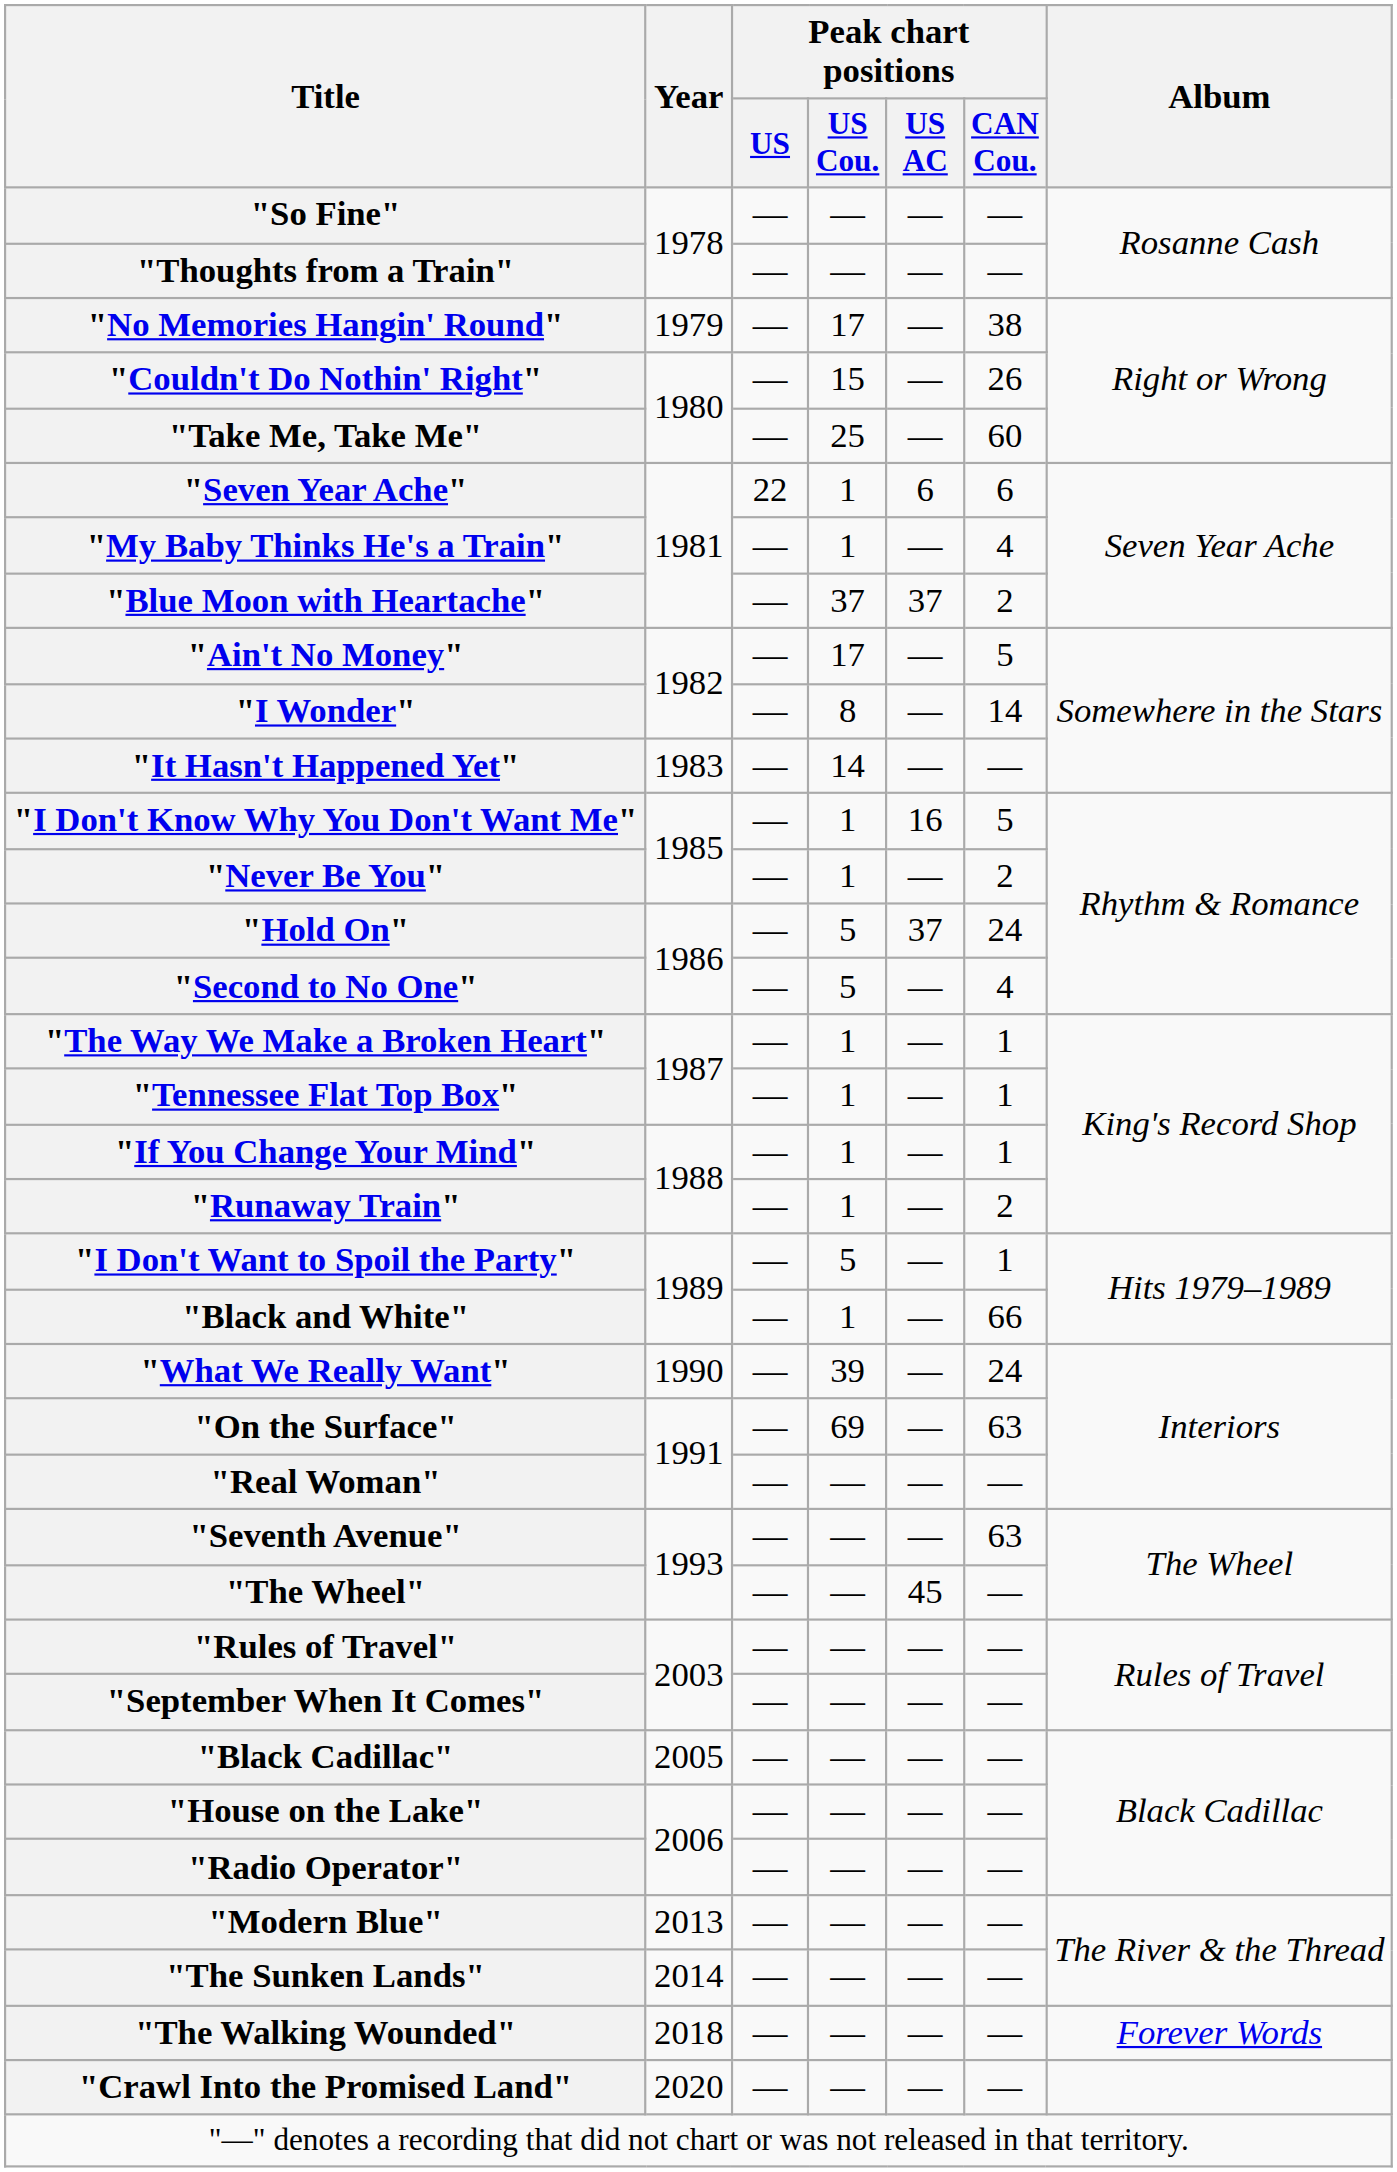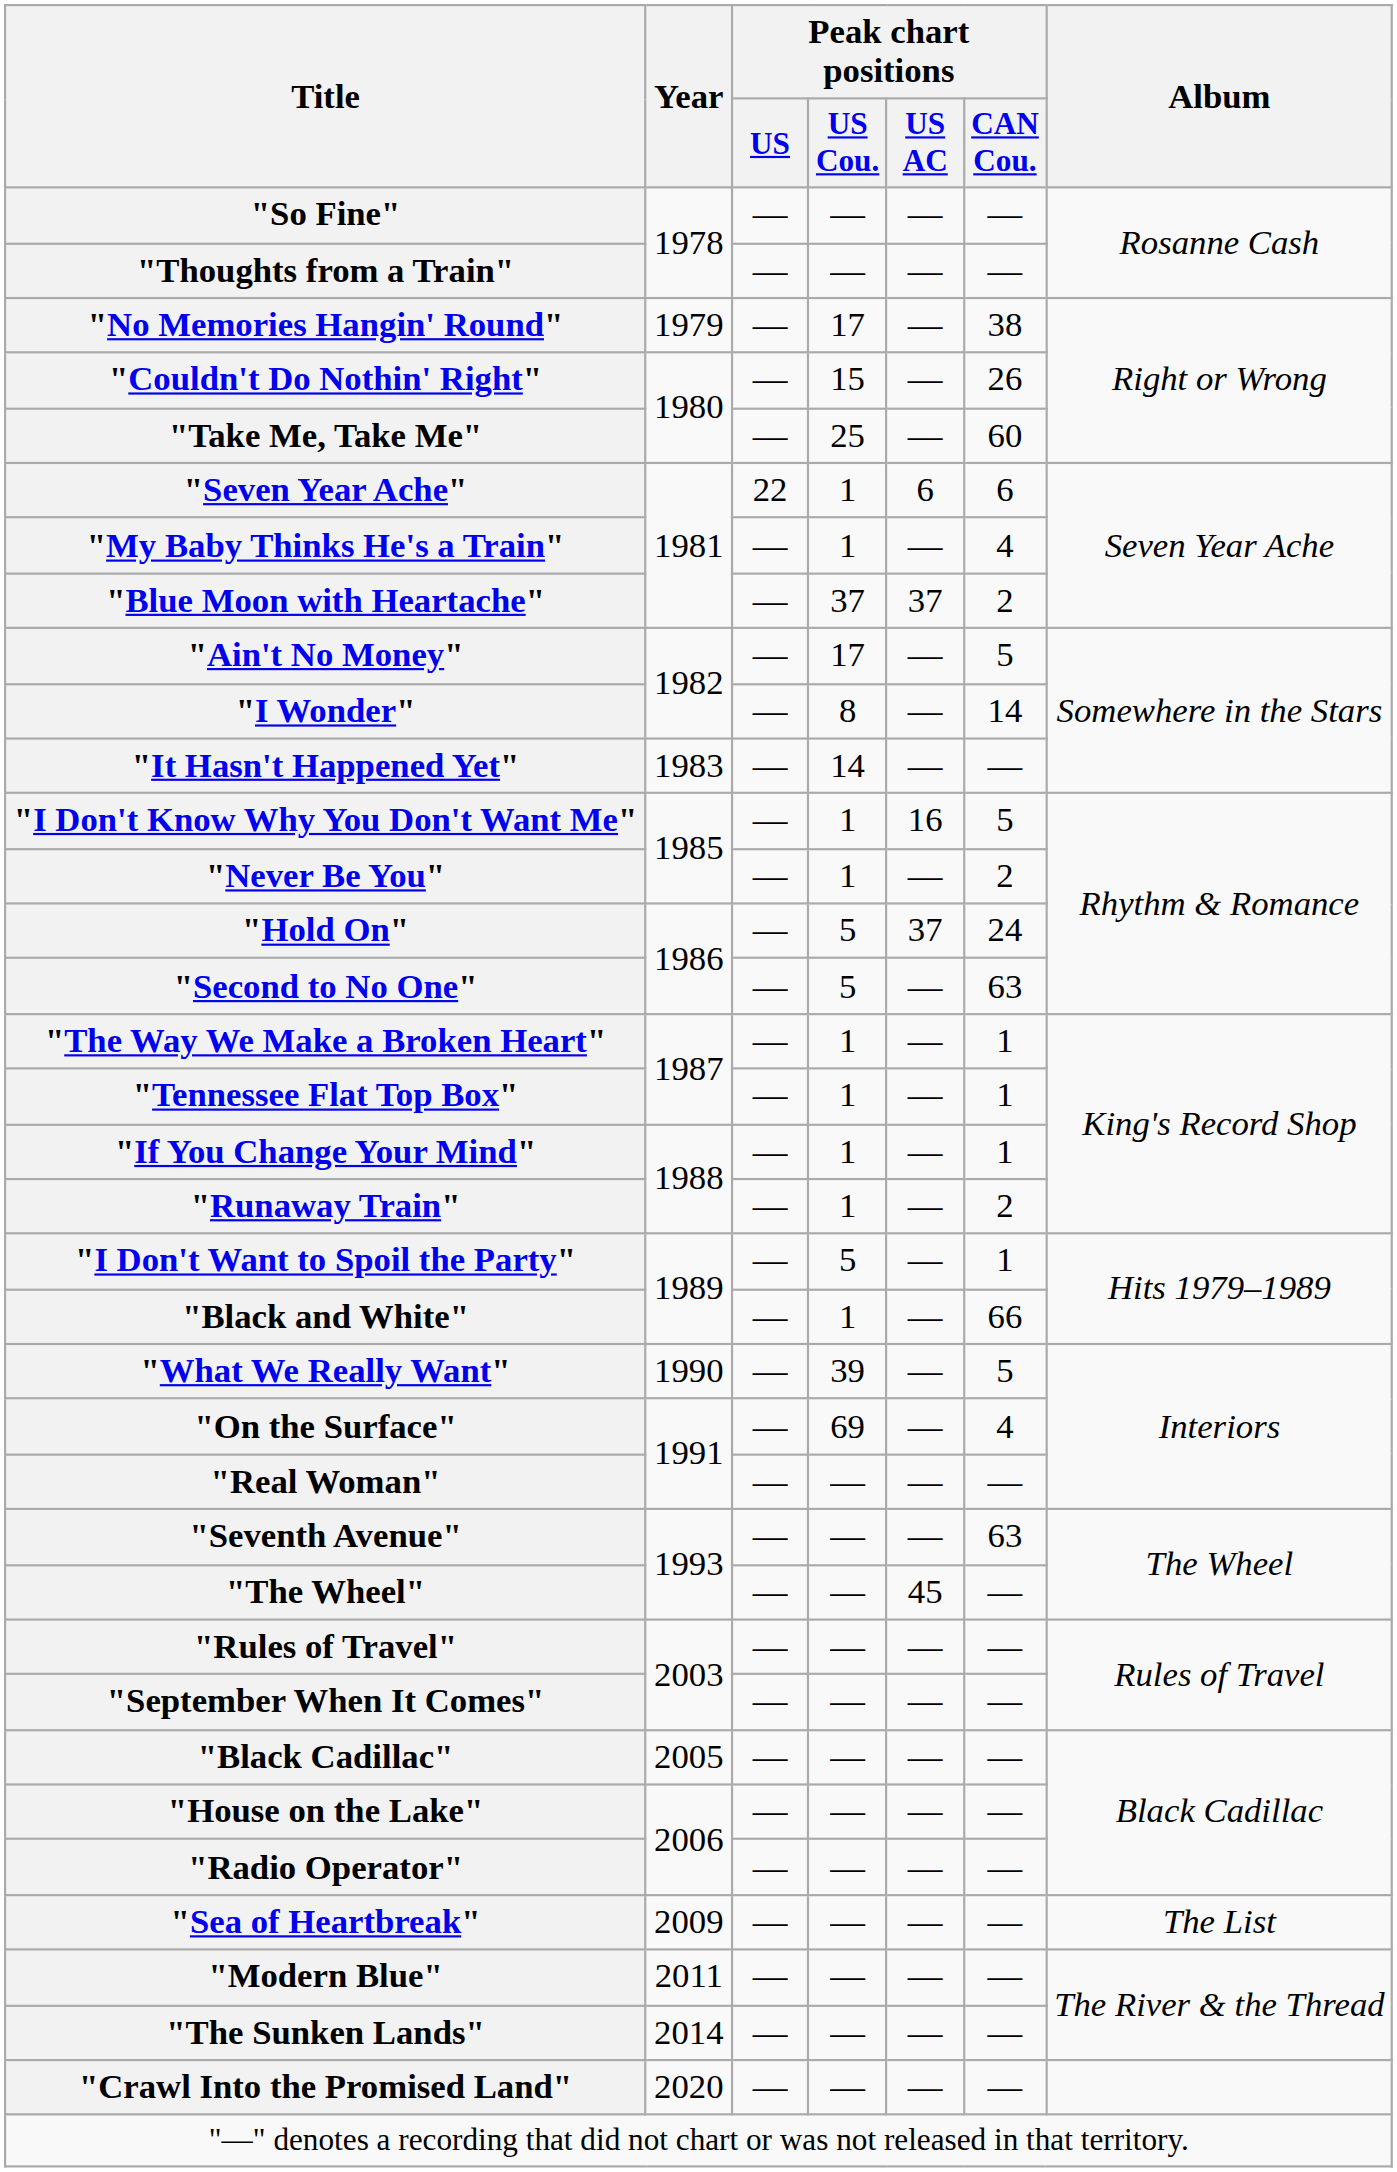(1005, 985) 4 -> (1005, 985) 63
(1005, 1370) 24 -> (1005, 1370) 5
(1005, 1425) 63 -> (1005, 1425) 4
+ row: (326, 1921)
(689, 1921) 2013 -> (689, 1976) 2011
- row: (326, 2031)
